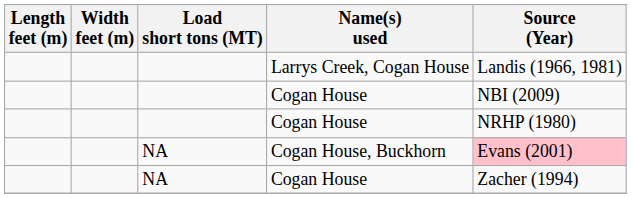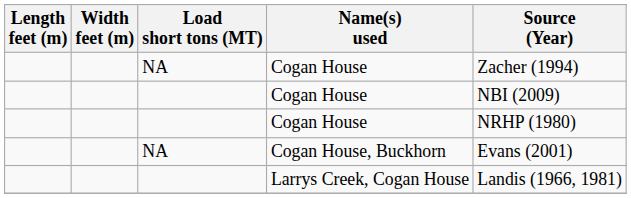rows swapped: (203, 67) <-> (155, 179)
(525, 151) pink background -> (525, 151) no background
